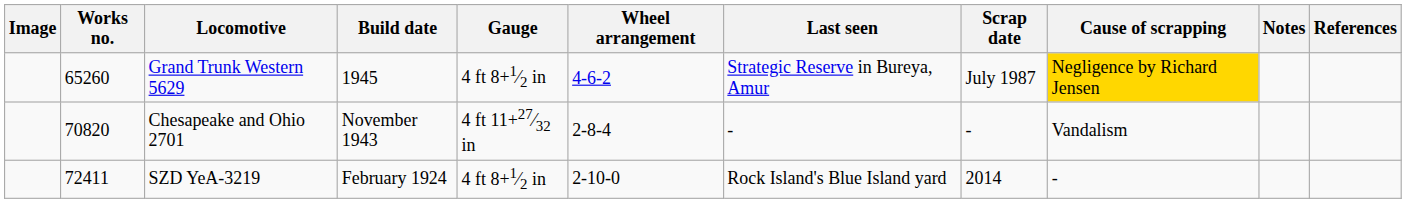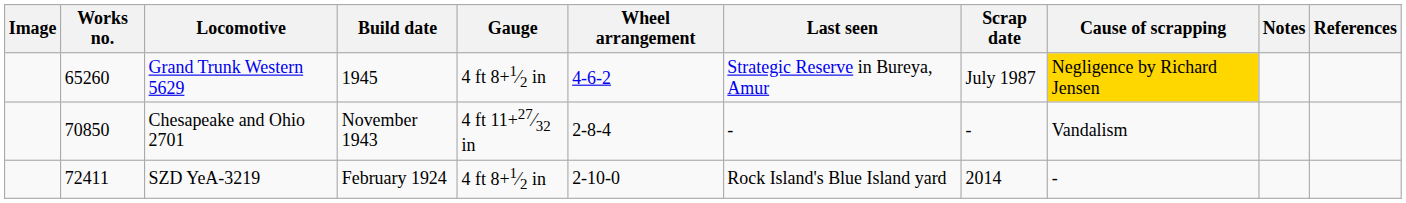(87, 130) 70820 -> (87, 130) 70850
